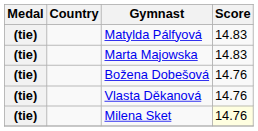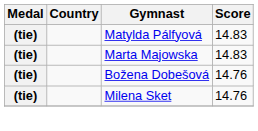- row: (153, 95)
(231, 116) lightyellow background -> (231, 95) no background
